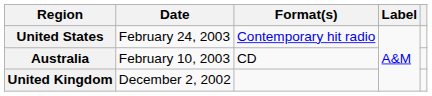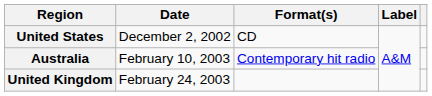(174, 36) February 24, 2003 -> (175, 36) December 2, 2002
(306, 36) Contemporary hit radio -> (247, 36) CD
(247, 58) CD -> (306, 58) Contemporary hit radio
(175, 79) December 2, 2002 -> (174, 79) February 24, 2003
